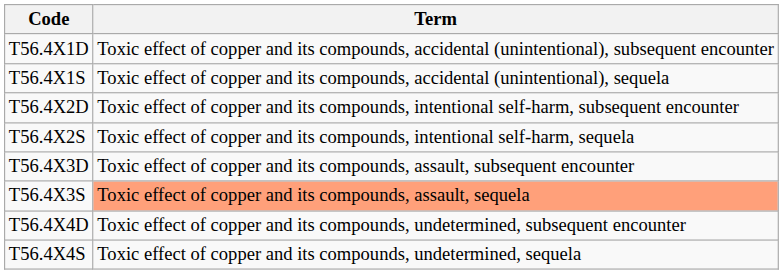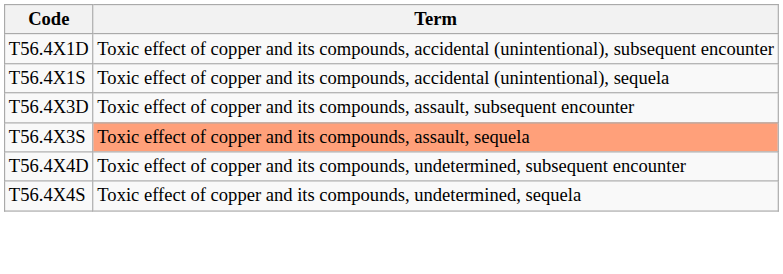- row: (49, 107)
- row: (47, 136)
